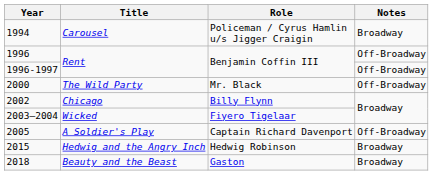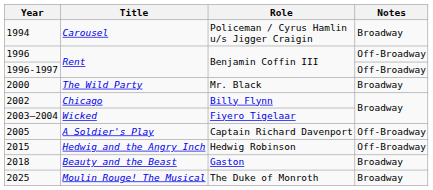(392, 85) Off-Broadway -> (380, 85) Broadway
(380, 147) Broadway -> (392, 147) Off-Broadway
+ row: (18, 178)
